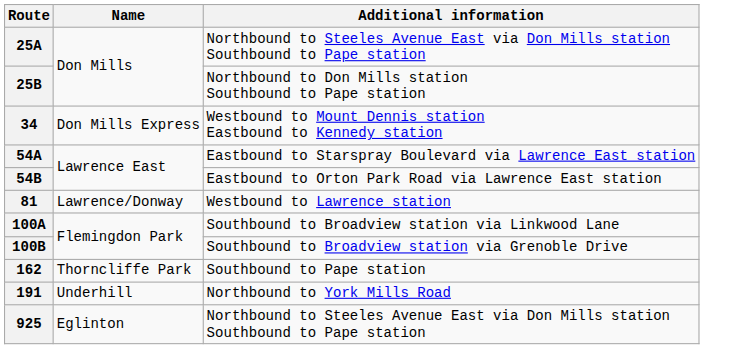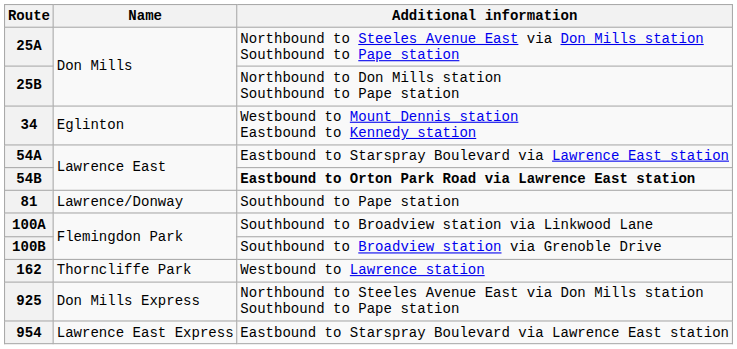(128, 125) Don Mills Express -> (90, 125) Eglinton
(434, 179) normal -> (468, 179) bold
(329, 202) Westbound to Lawrence station -> (350, 202) Southbound to Pape station
(316, 271) Southbound to Pape station -> (362, 271) Westbound to Lawrence station
- row: (29, 293)
(90, 324) Eglinton -> (128, 302) Don Mills Express
+ row: (29, 332)
